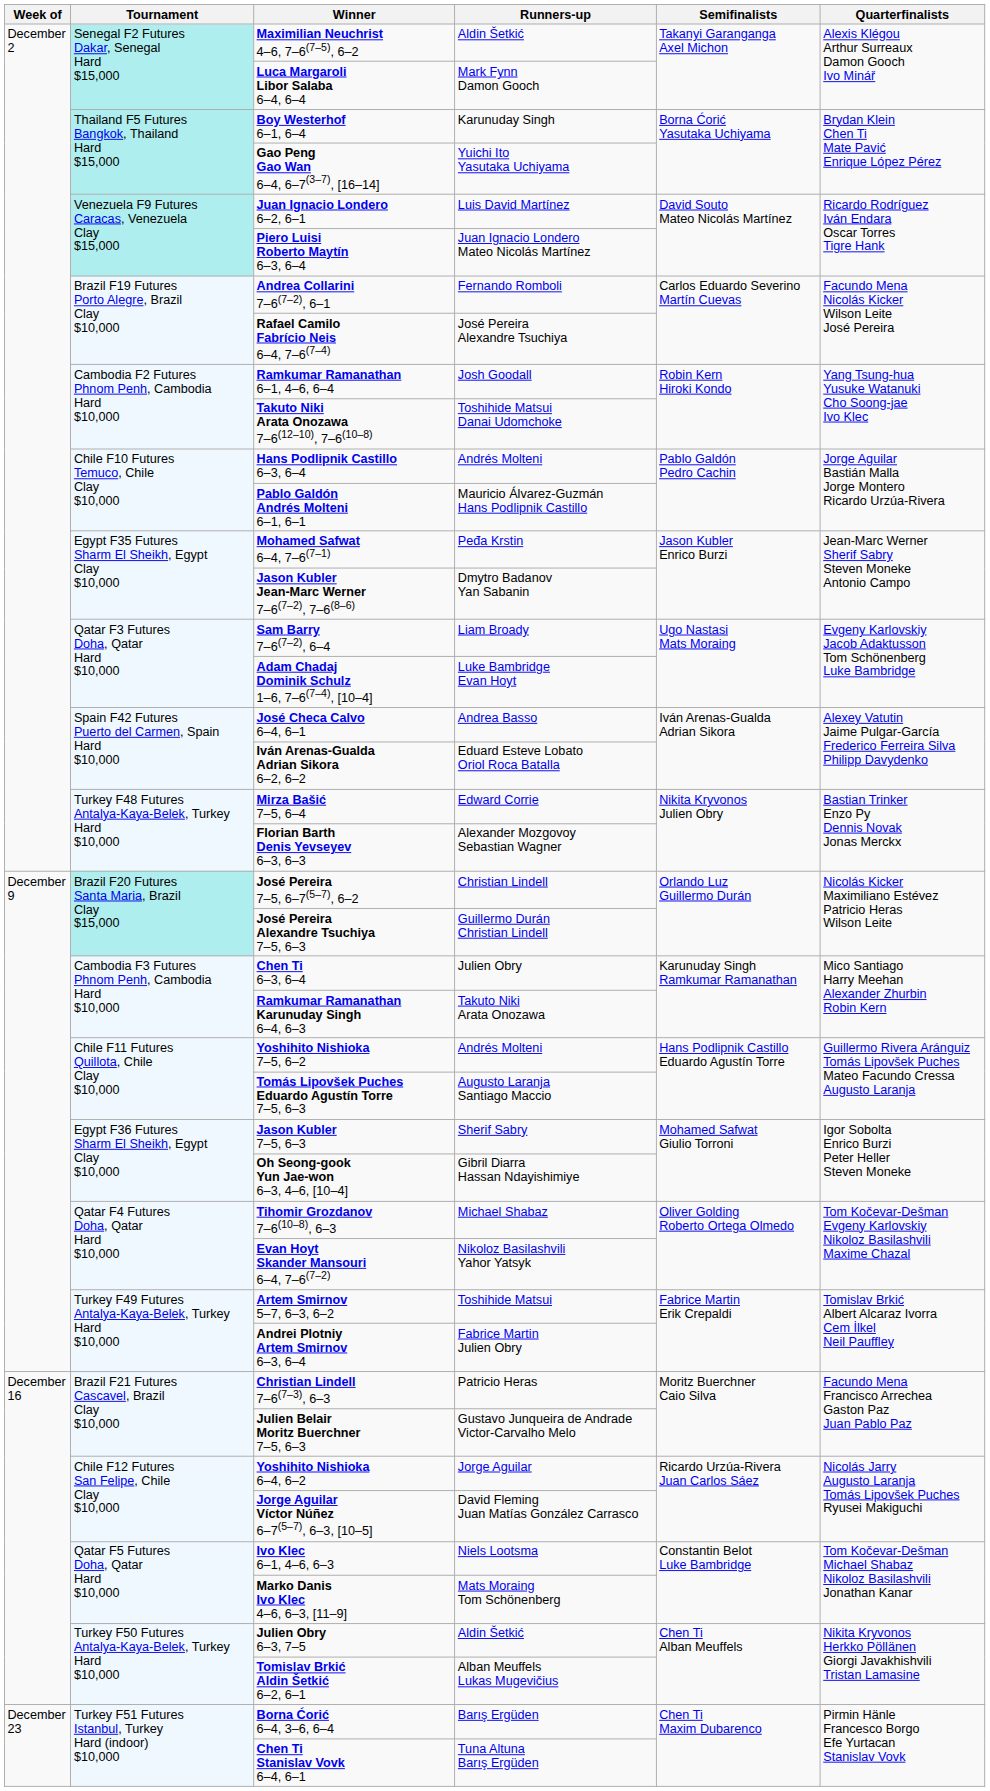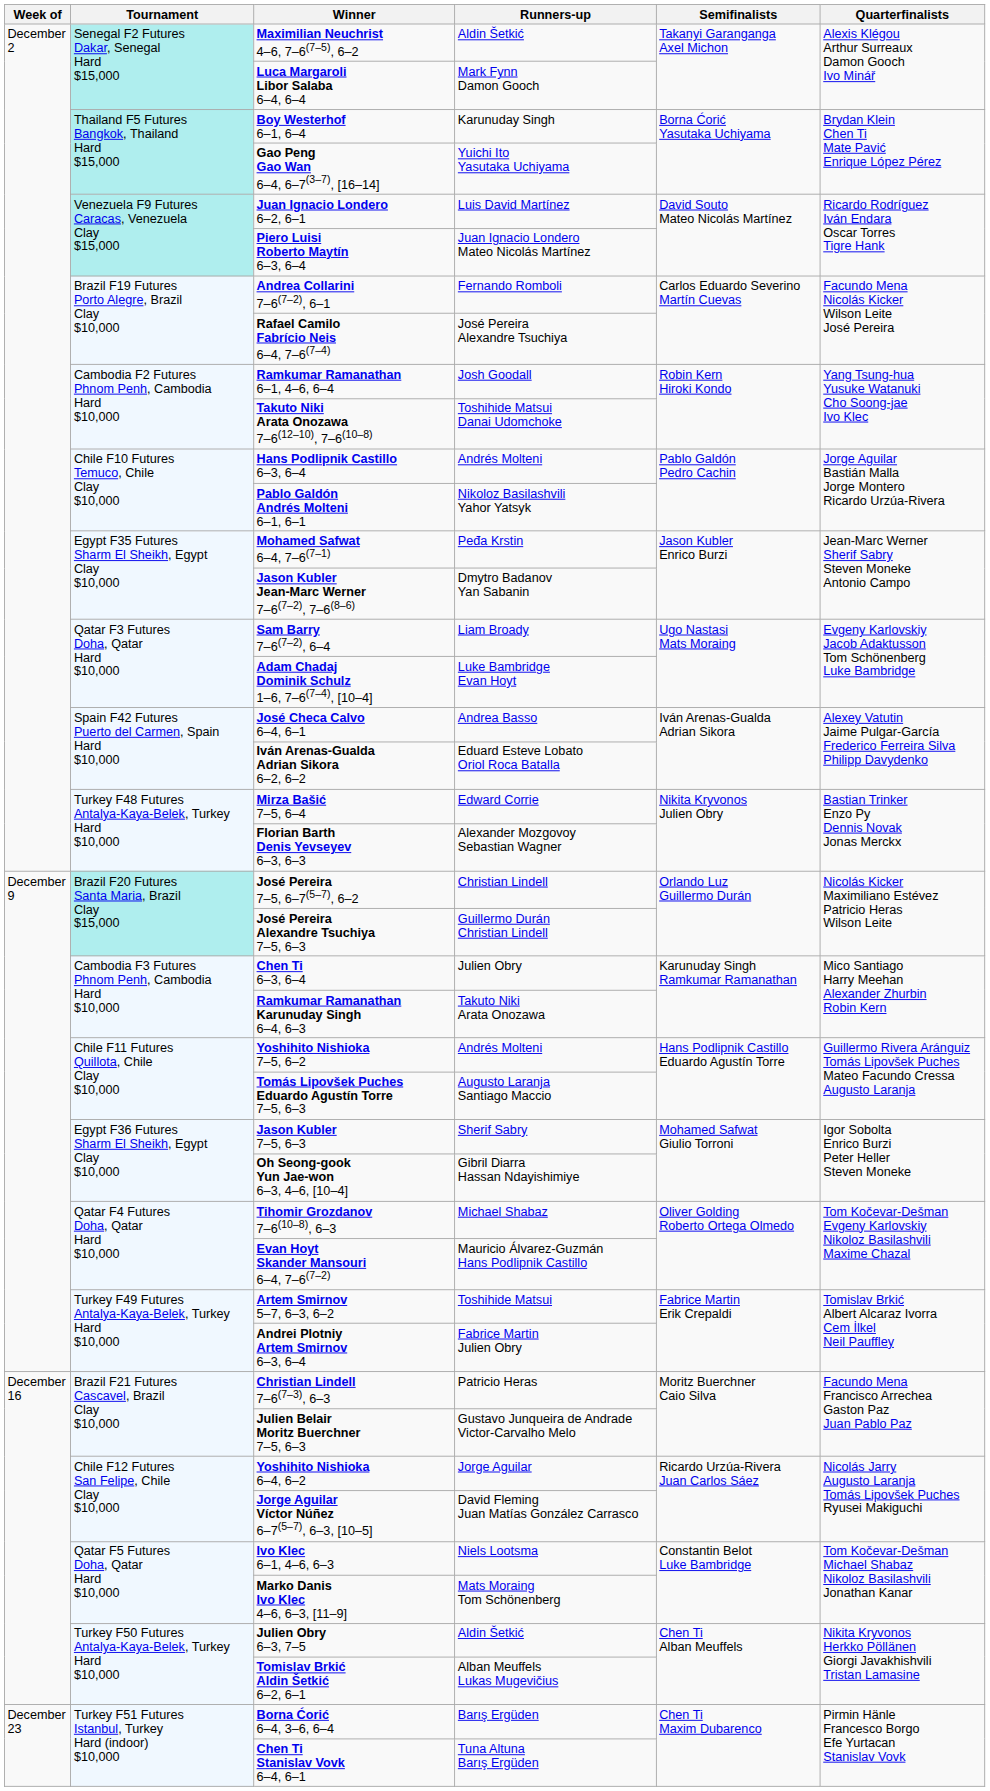(531, 500) Mauricio Álvarez-Guzmán Hans Podlipnik Castillo -> (512, 500) Nikoloz Basilashvili Yahor Yatsyk
(512, 1255) Nikoloz Basilashvili Yahor Yatsyk -> (531, 1255) Mauricio Álvarez-Guzmán Hans Podlipnik Castillo
